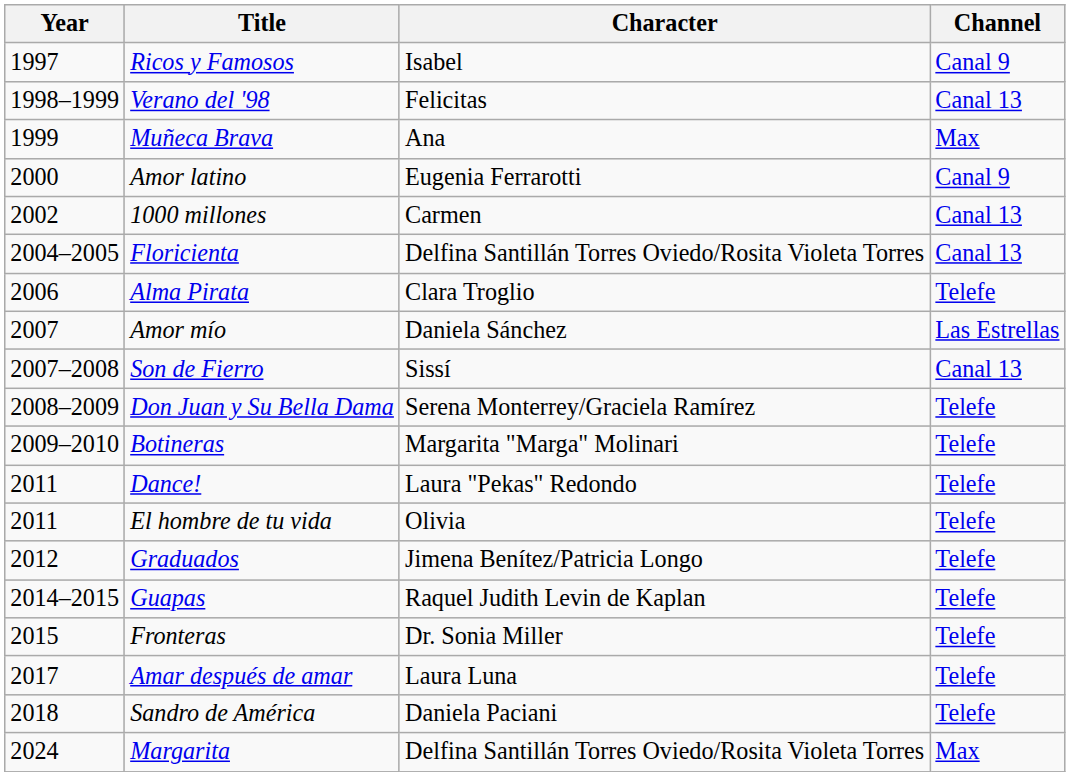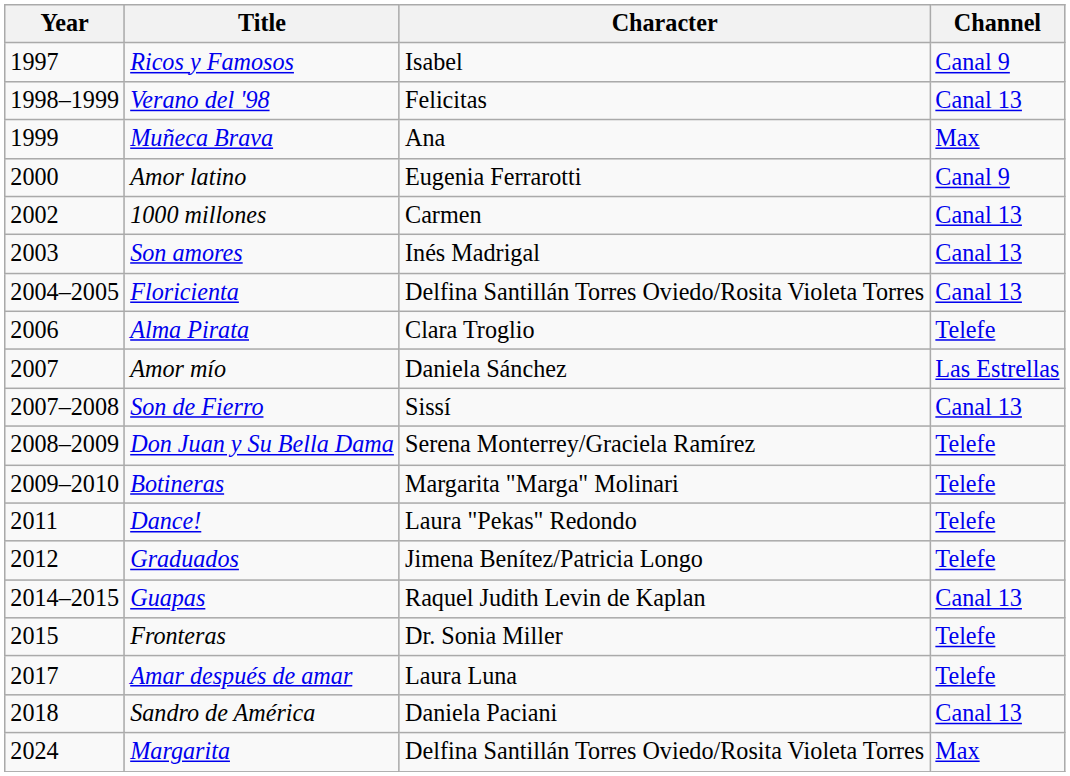+ row: (186, 253)
- row: (231, 521)
(965, 598) Telefe -> (979, 598) Canal 13
(965, 713) Telefe -> (979, 713) Canal 13
